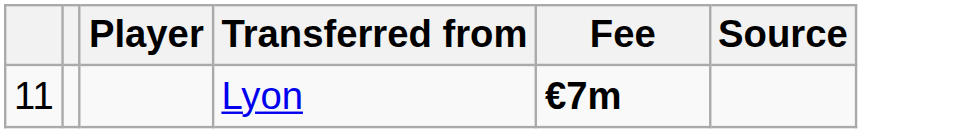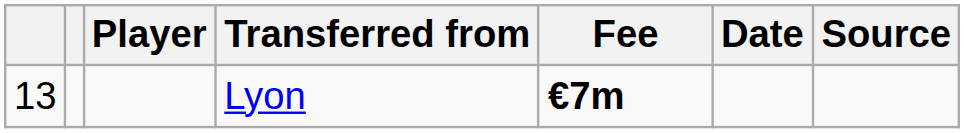+ column: (762, 34)
(34, 95) 11 -> (35, 95) 13
